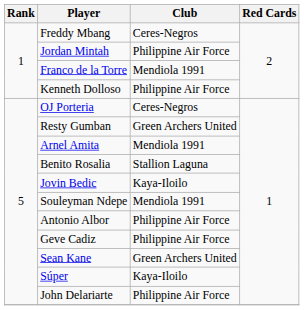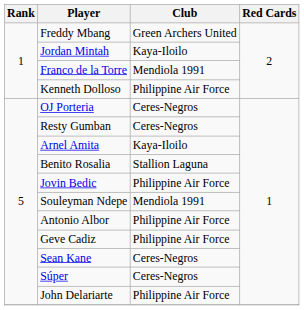(165, 32) Ceres-Negros -> (185, 32) Green Archers United
(181, 51) Philippine Air Force -> (160, 51) Kaya-Iloilo
(185, 126) Green Archers United -> (165, 126) Ceres-Negros
(169, 145) Mendiola 1991 -> (160, 145) Kaya-Iloilo
(160, 182) Kaya-Iloilo -> (181, 182) Philippine Air Force
(185, 257) Green Archers United -> (165, 257) Ceres-Negros
(160, 276) Kaya-Iloilo -> (165, 276) Ceres-Negros
